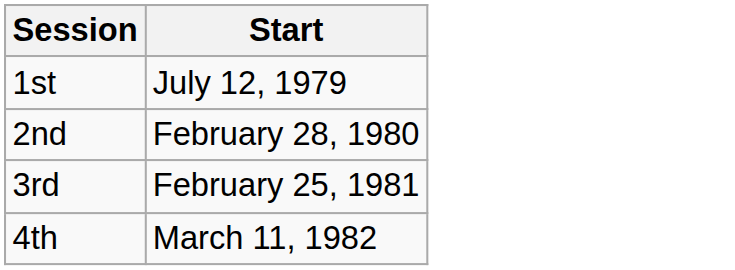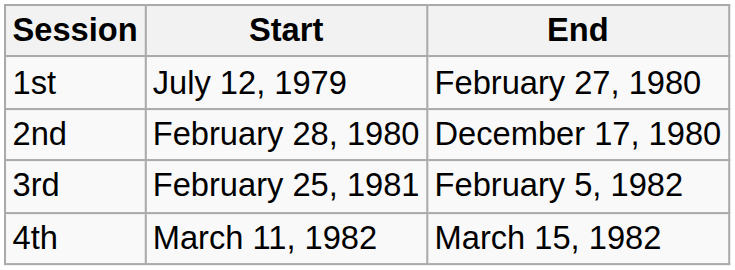+ column: (578, 30)
